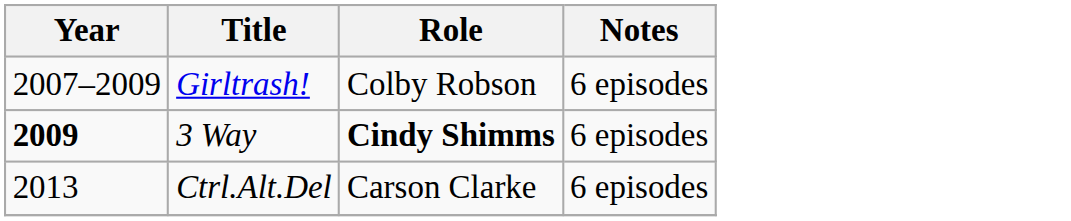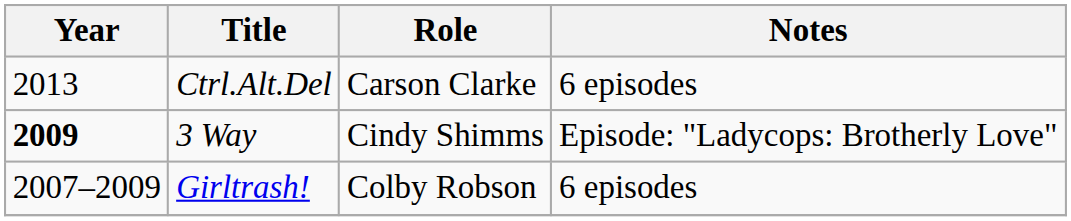rows swapped: (243, 82) <-> (254, 187)
(451, 135) bold -> (445, 135) normal
(639, 135) 6 episodes -> (808, 135) Episode: "Ladycops: Brotherly Love"
